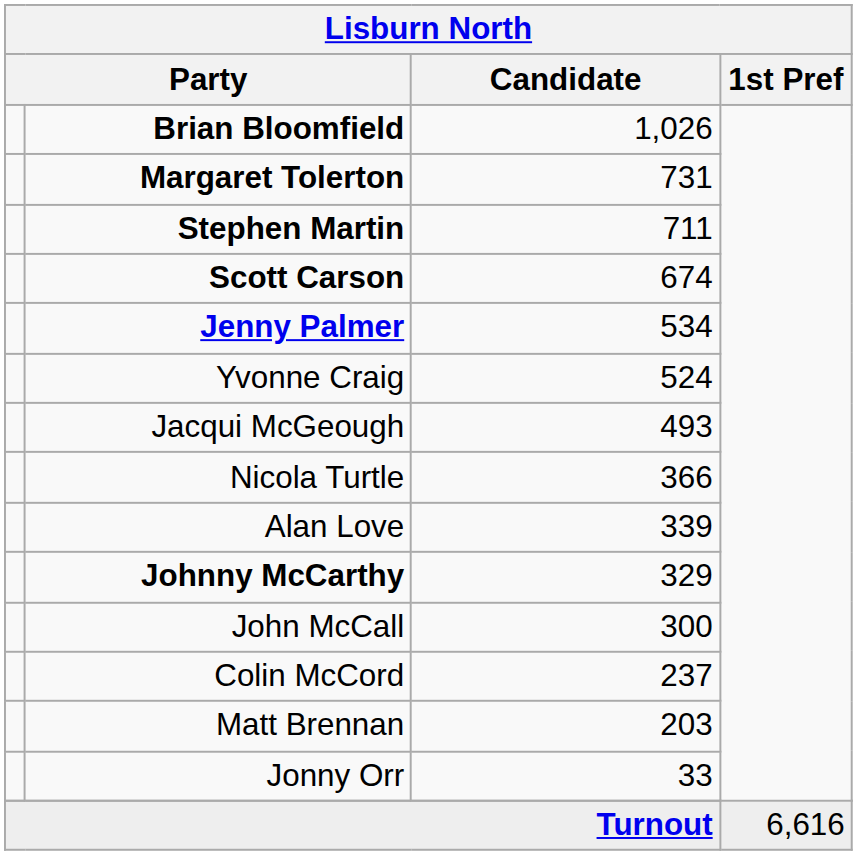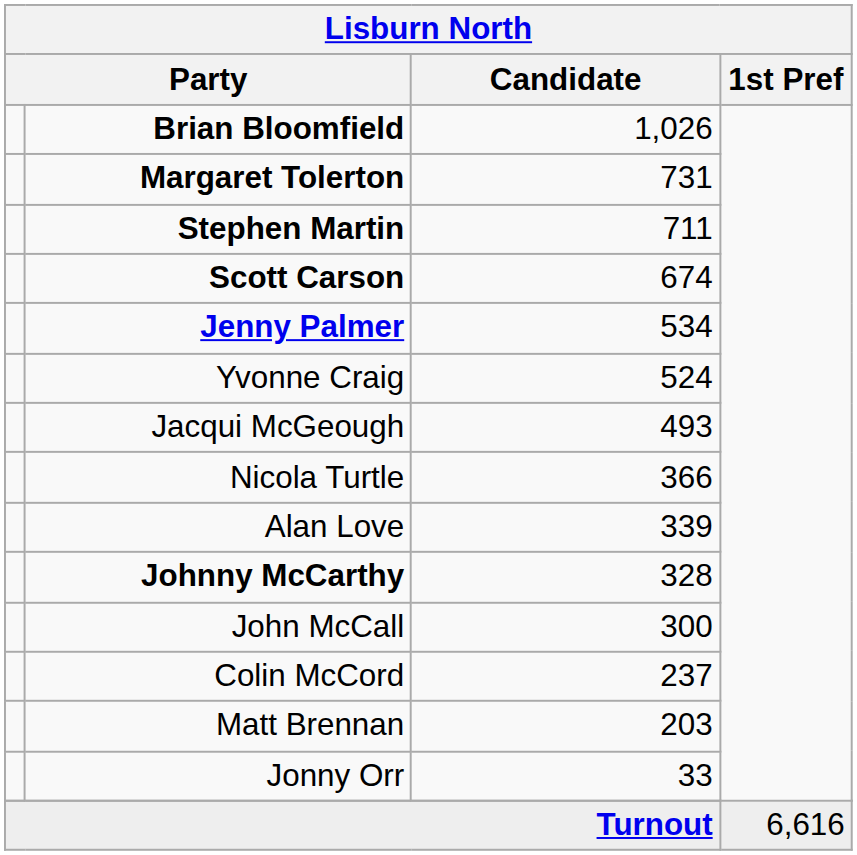(686, 576) 329 -> (686, 576) 328
